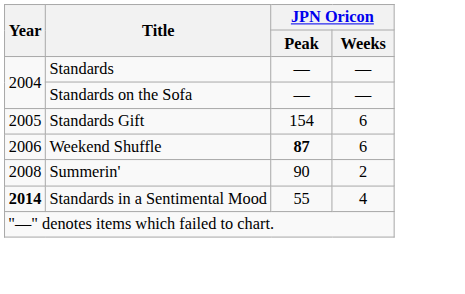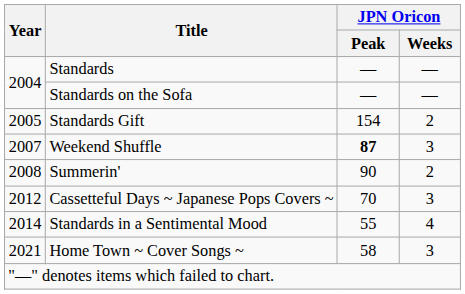(363, 120) 6 -> (430, 120) 2
(25, 146) 2006 -> (25, 146) 2007
(363, 146) 6 -> (430, 146) 3
+ row: (192, 198)
(25, 198) bold -> (25, 224) normal
+ row: (147, 250)
